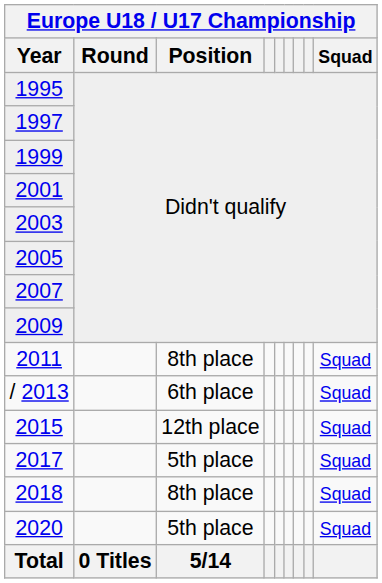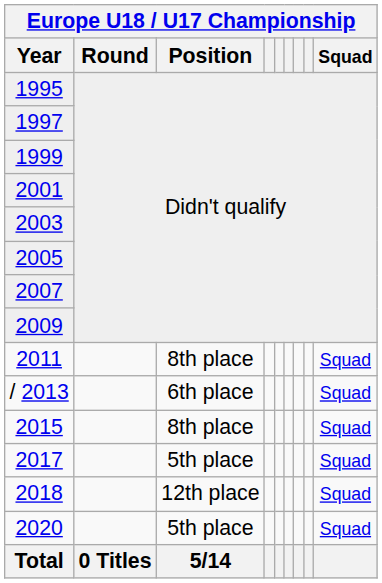(210, 426) 12th place -> (210, 426) 8th place
(210, 493) 8th place -> (210, 493) 12th place
